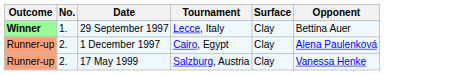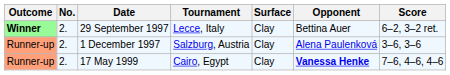+ column: (413, 12)
(63, 28) 1. -> (63, 28) 2.
(201, 44) Cairo, Egypt -> (211, 44) Salzburg, Austria
(211, 61) Salzburg, Austria -> (201, 61) Cairo, Egypt
(331, 61) normal -> (333, 61) bold
